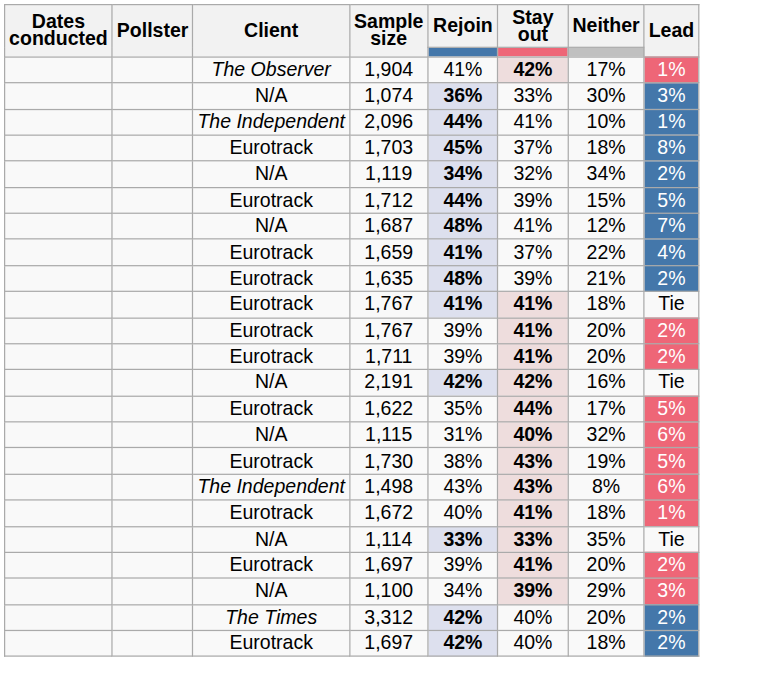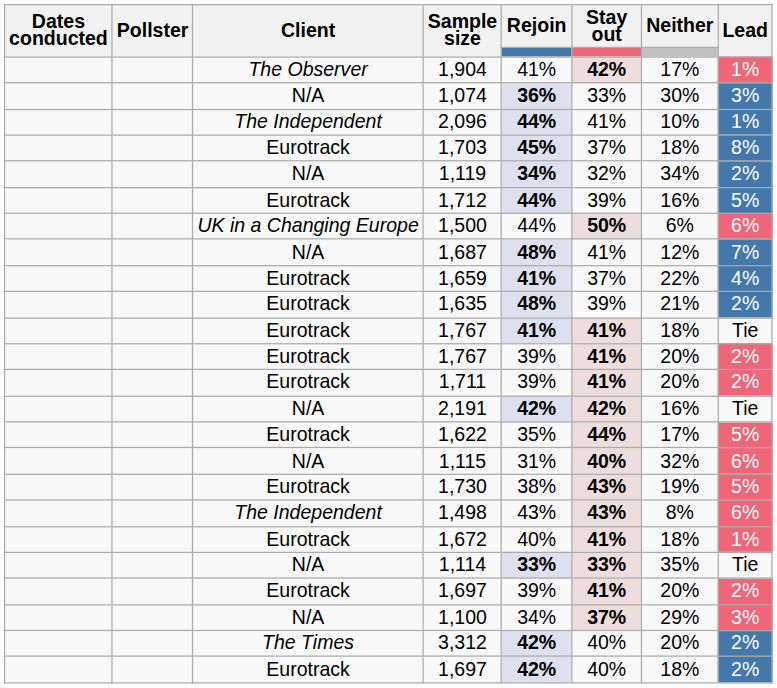(606, 200) 15% -> (680, 200) 16%
+ row: (308, 226)
(533, 591) 39% -> (607, 617) 37%
